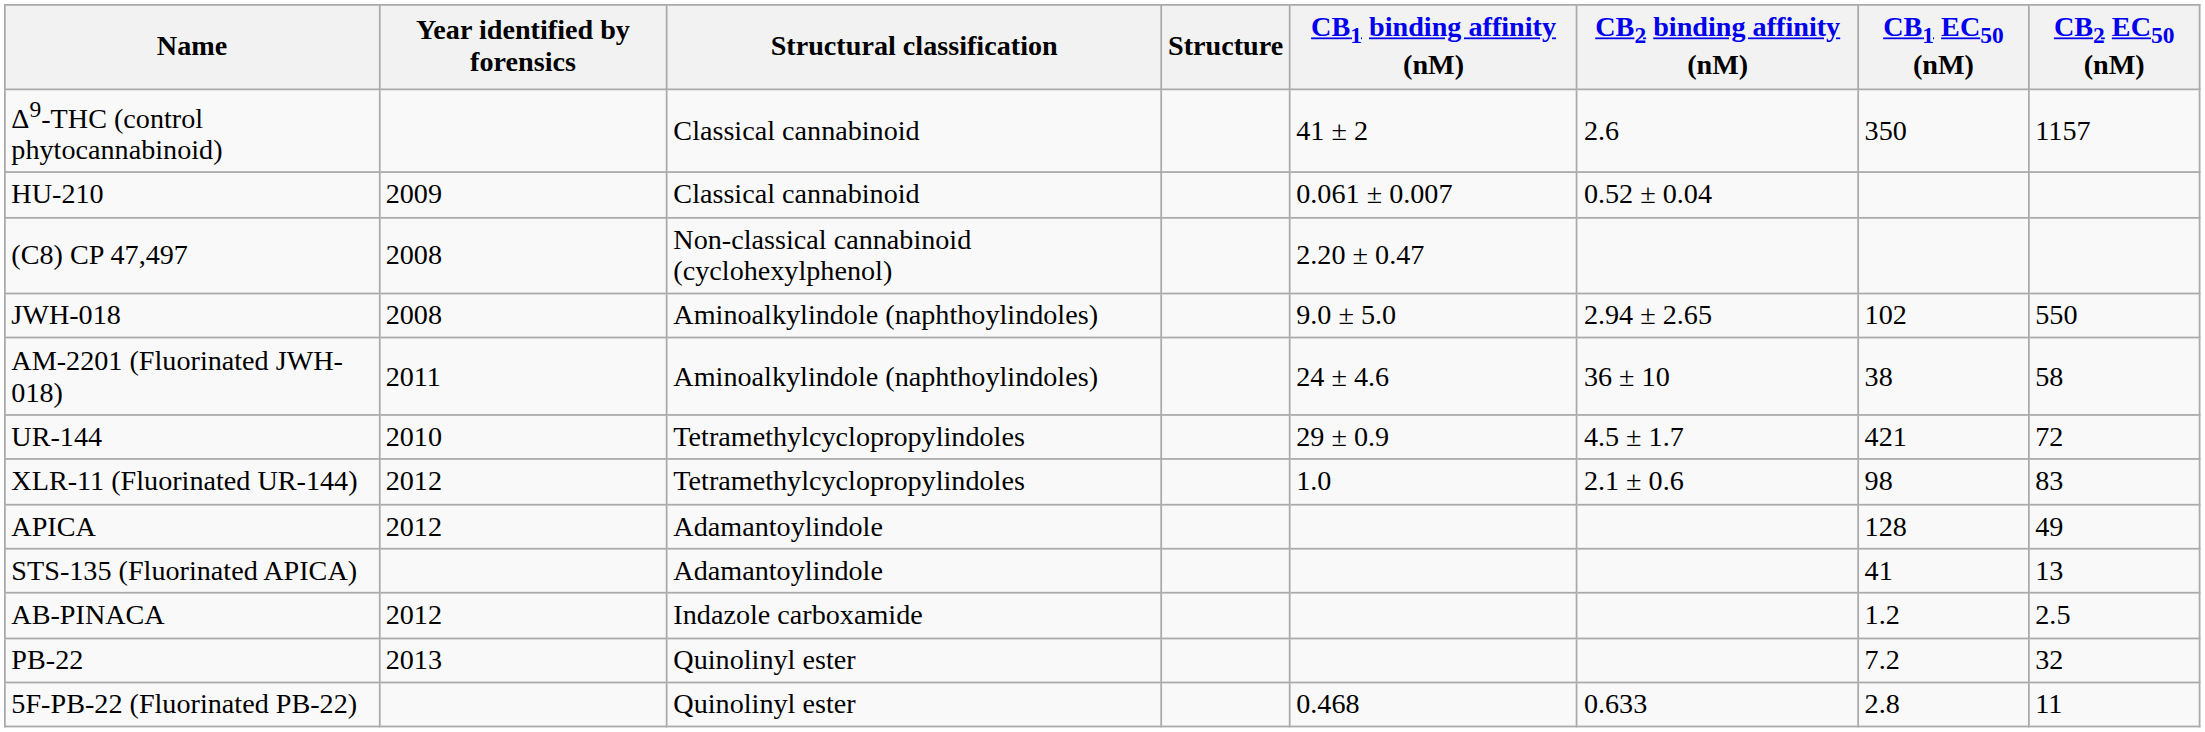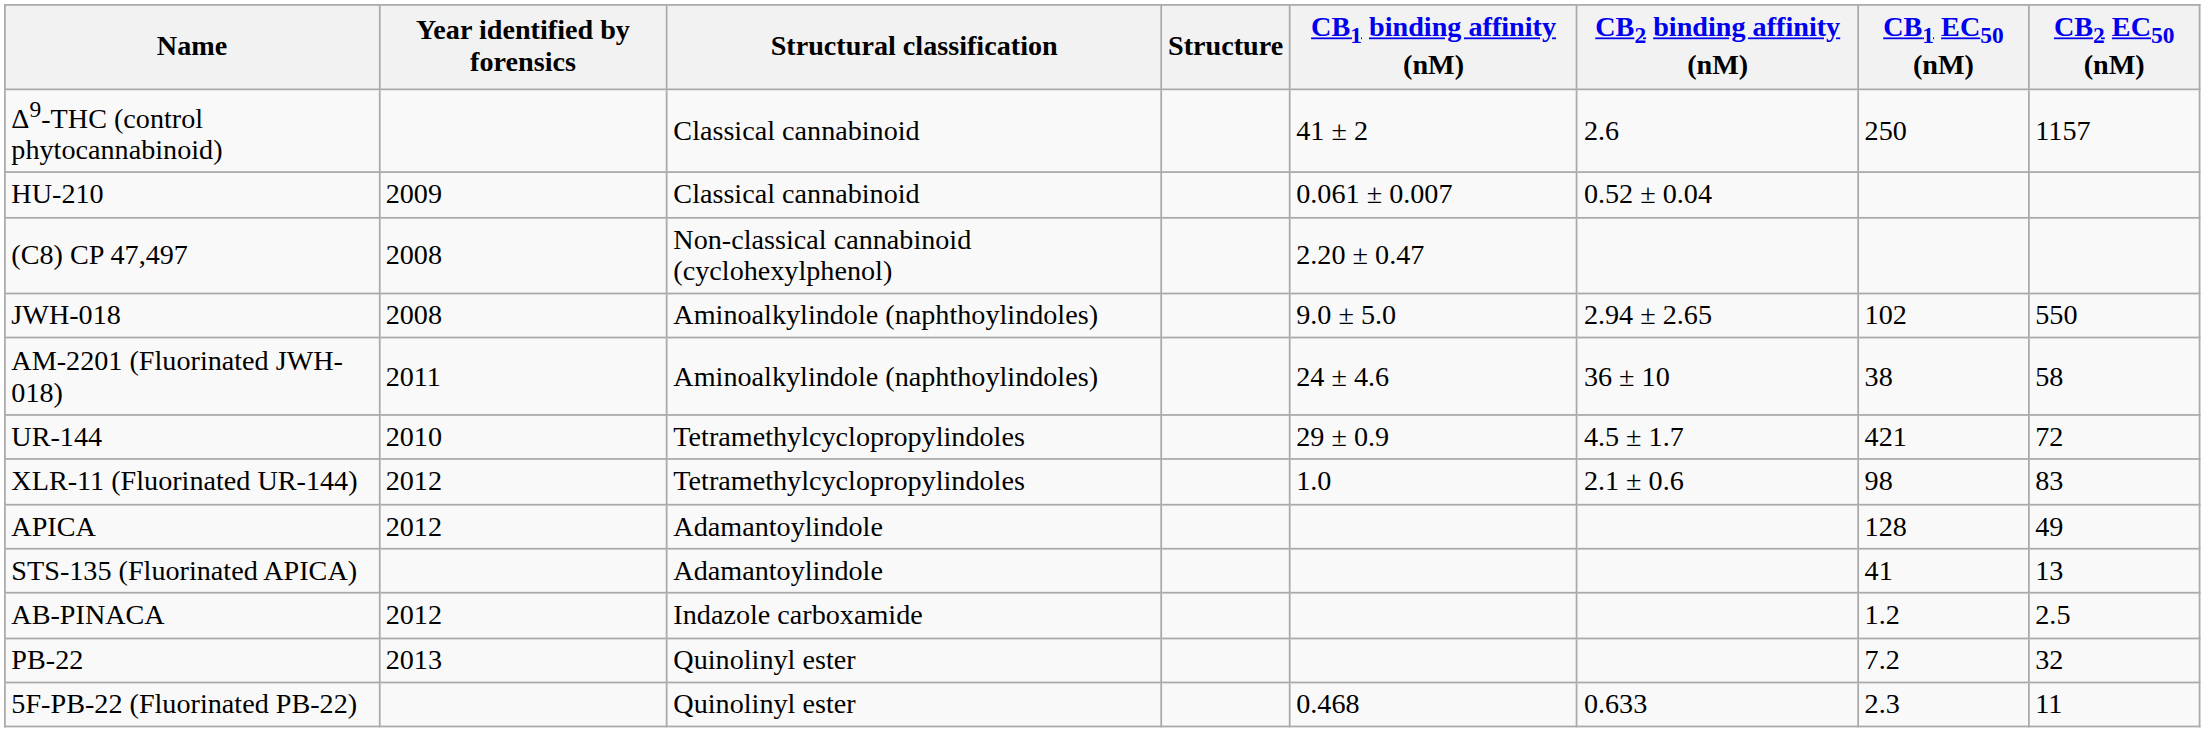(1886, 130) 350 -> (1886, 130) 250
(1882, 704) 2.8 -> (1882, 704) 2.3
